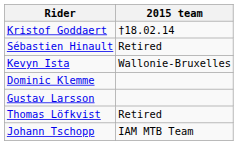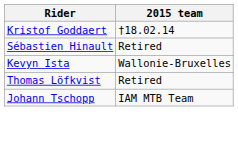- row: (51, 81)
- row: (51, 98)
